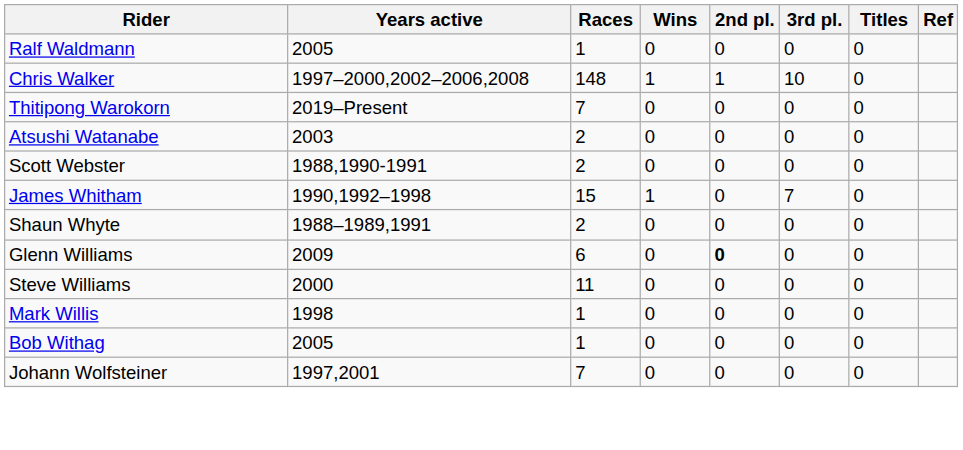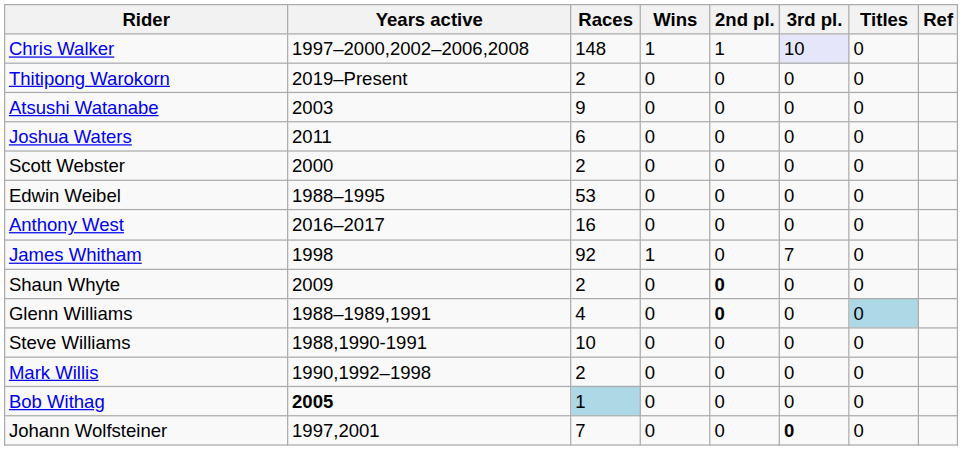- row: (72, 49)
(794, 78) no background -> (794, 49) lavender background
(580, 108) 7 -> (580, 78) 2
(580, 137) 2 -> (580, 108) 9
+ row: (70, 137)
(360, 166) 1988,1990-1991 -> (313, 166) 2000
+ row: (65, 196)
+ row: (66, 225)
(362, 196) 1990,1992–1998 -> (313, 254) 1998
(585, 196) 15 -> (585, 254) 92
(362, 225) 1988–1989,1991 -> (313, 284) 2009
(720, 225) normal -> (720, 284) bold
(313, 254) 2009 -> (362, 313) 1988–1989,1991
(580, 254) 6 -> (580, 313) 4
(859, 254) no background -> (859, 313) lightblue background
(313, 284) 2000 -> (360, 342) 1988,1990-1991
(585, 284) 11 -> (585, 342) 10
(313, 313) 1998 -> (362, 372) 1990,1992–1998
(580, 313) 1 -> (580, 372) 2
(313, 342) normal -> (313, 401) bold
(580, 342) no background -> (580, 401) lightblue background
(789, 372) normal -> (789, 430) bold
